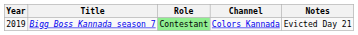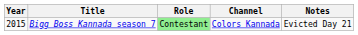(16, 24) 2019 -> (16, 24) 2015
